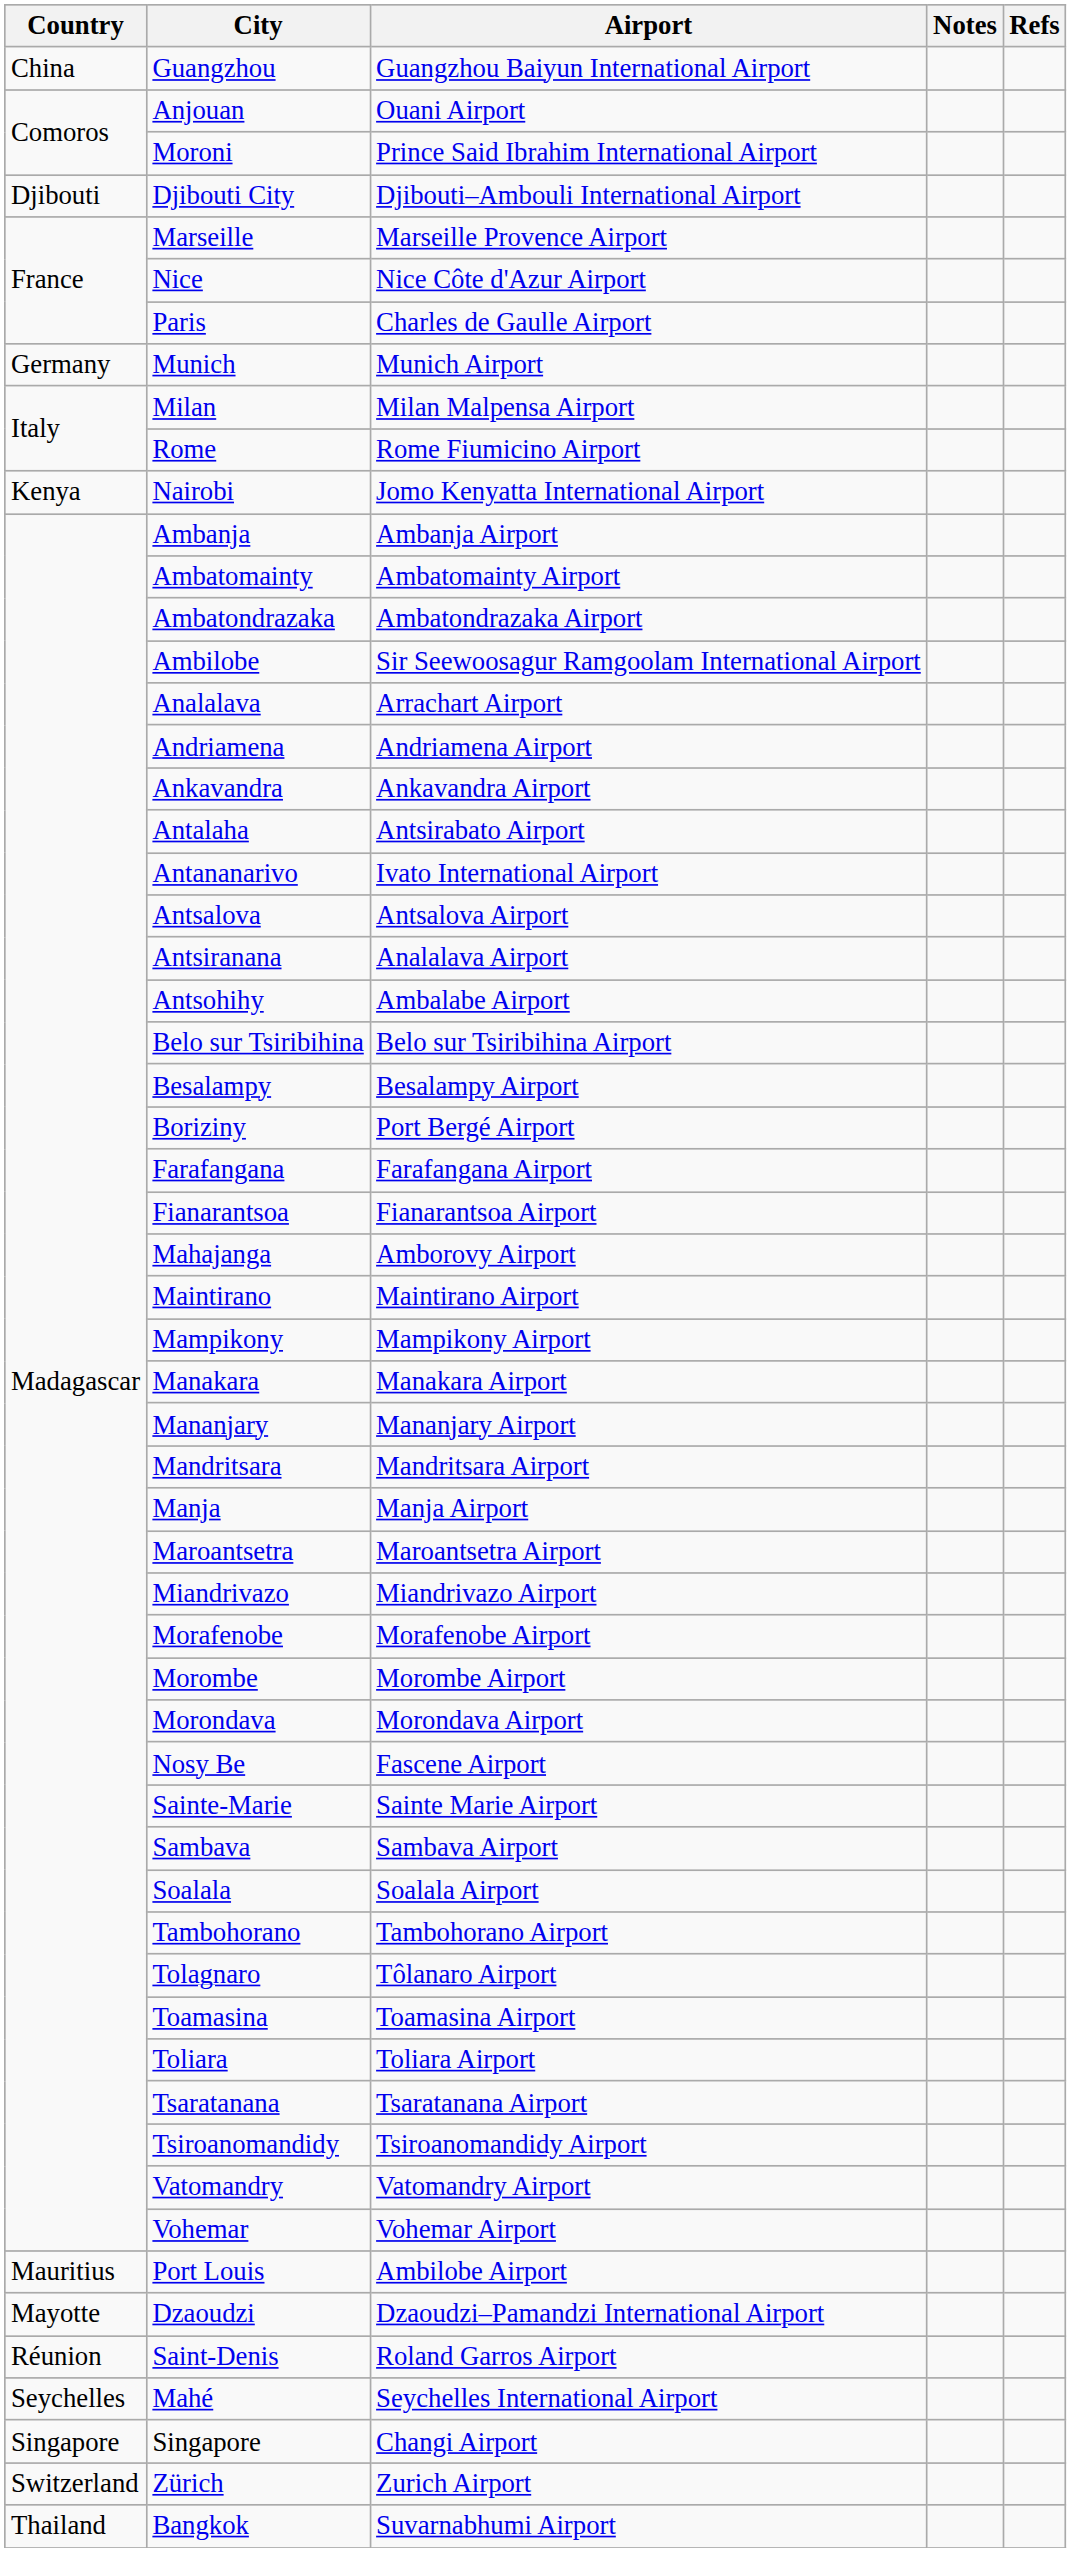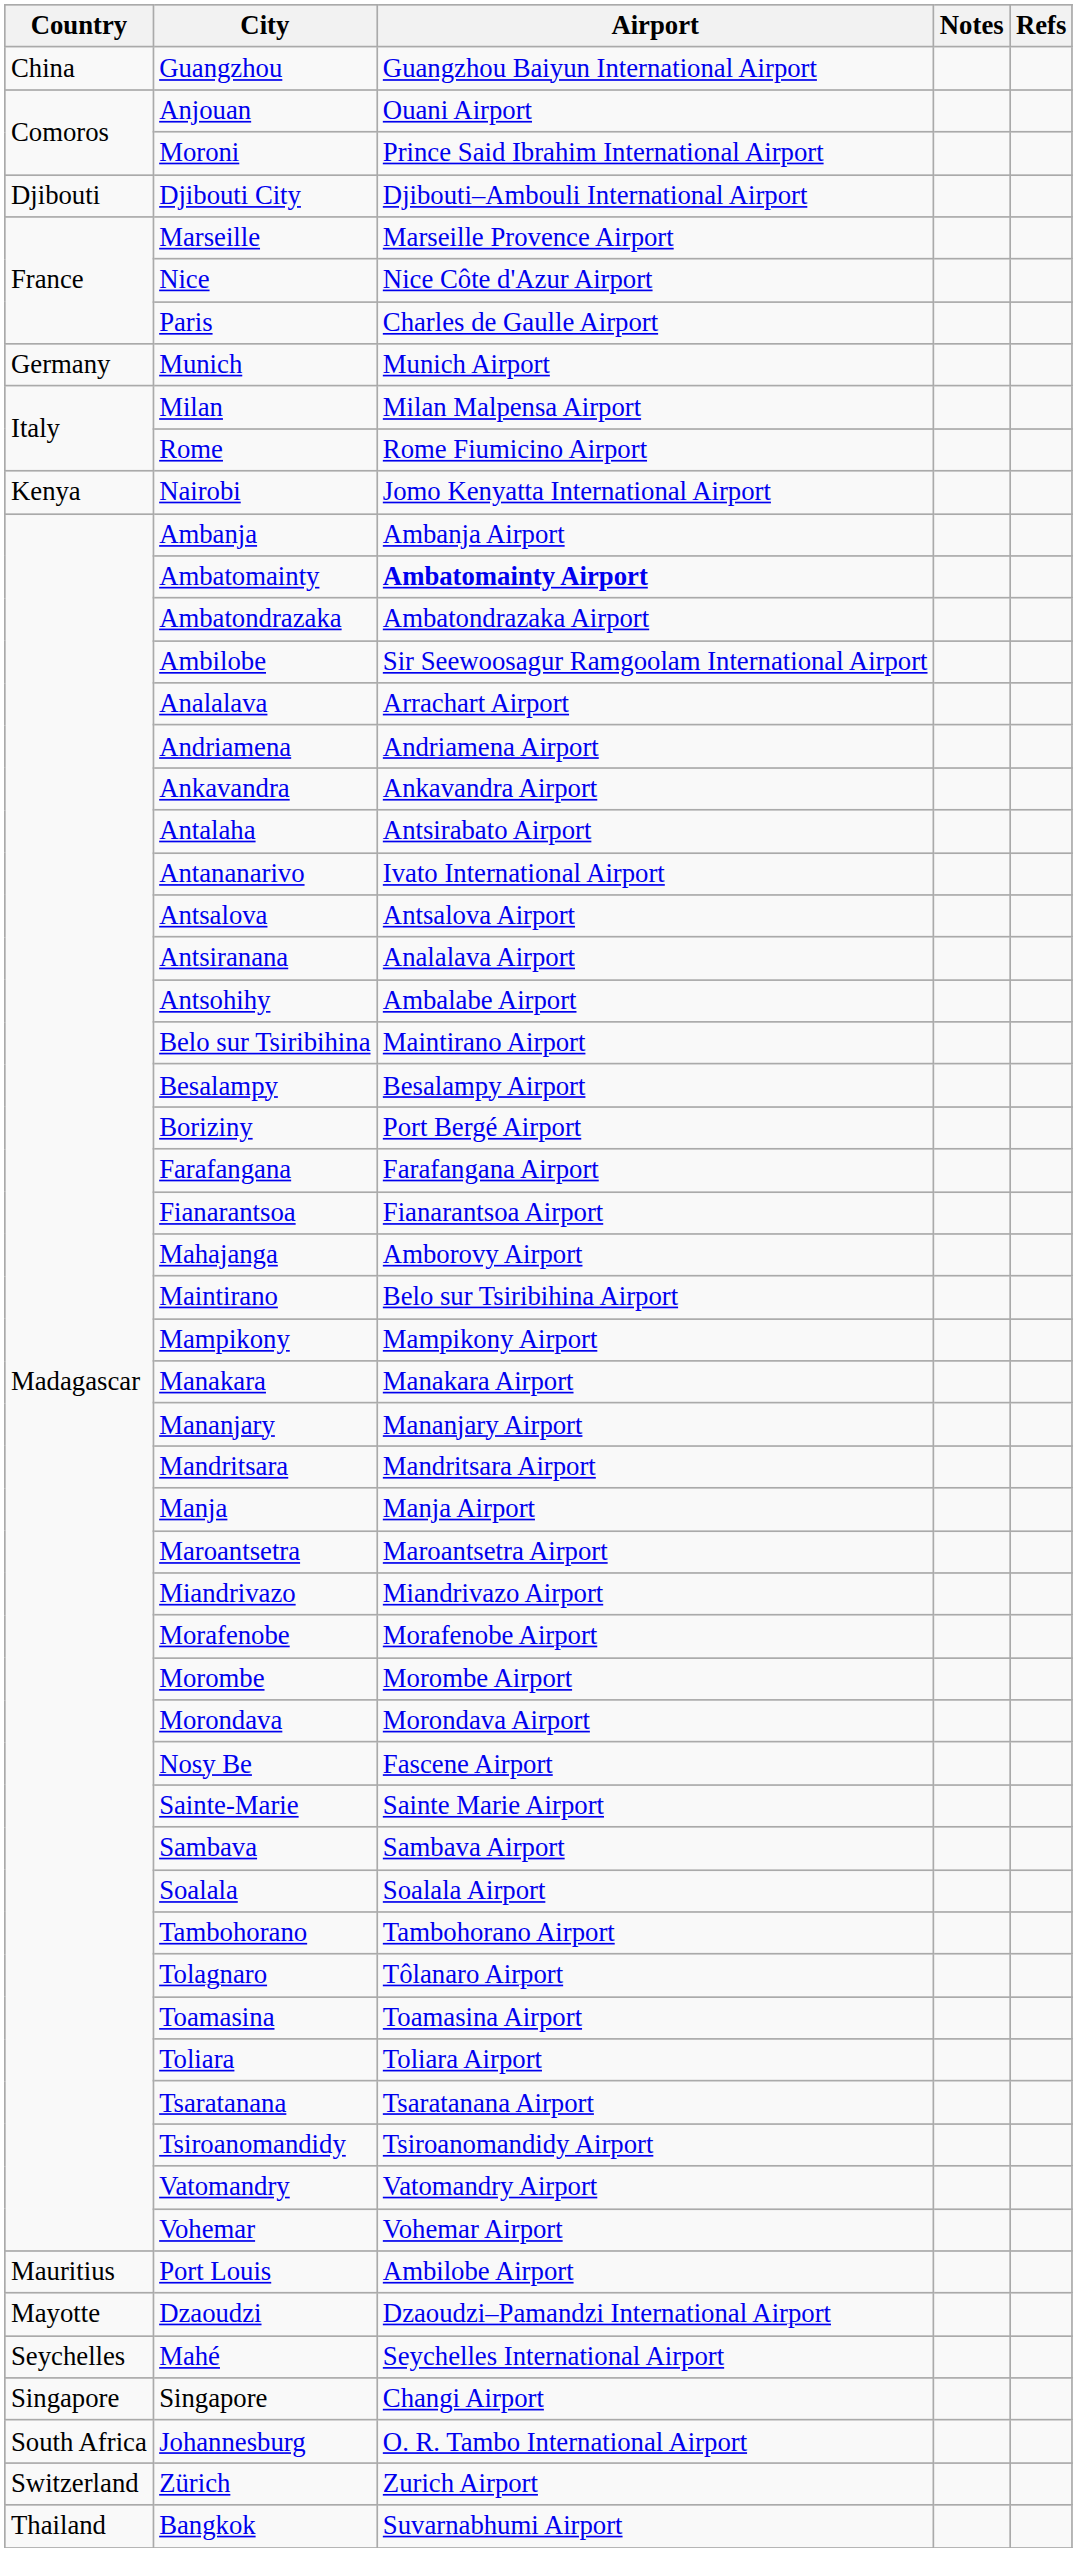(498, 576) normal -> (515, 576) bold
(524, 1042) Belo sur Tsiribihina Airport -> (484, 1042) Maintirano Airport
(477, 1296) Maintirano Airport -> (530, 1296) Belo sur Tsiribihina Airport
- row: (215, 2356)
+ row: (232, 2441)
